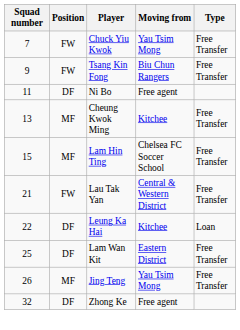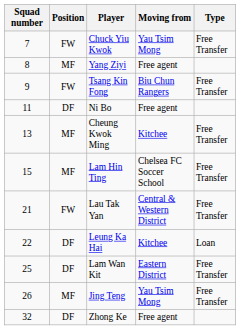+ row: (107, 65)
